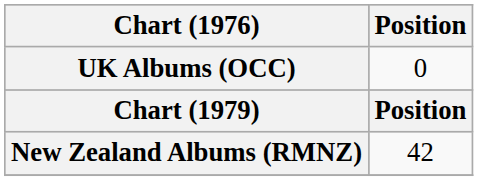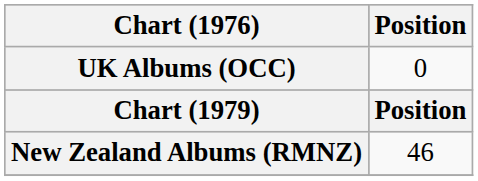(420, 152) 42 -> (420, 152) 46
